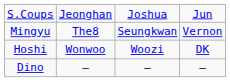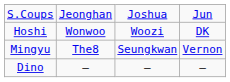rows swapped: (30, 49) <-> (30, 31)
